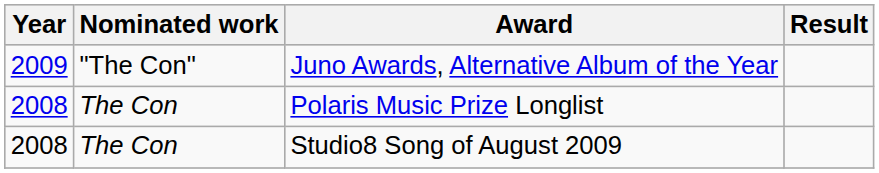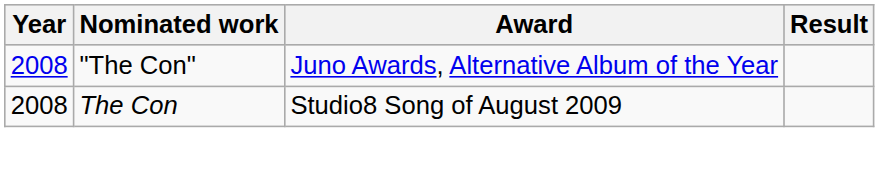(39, 65) 2009 -> (39, 65) 2008
- row: (447, 106)
